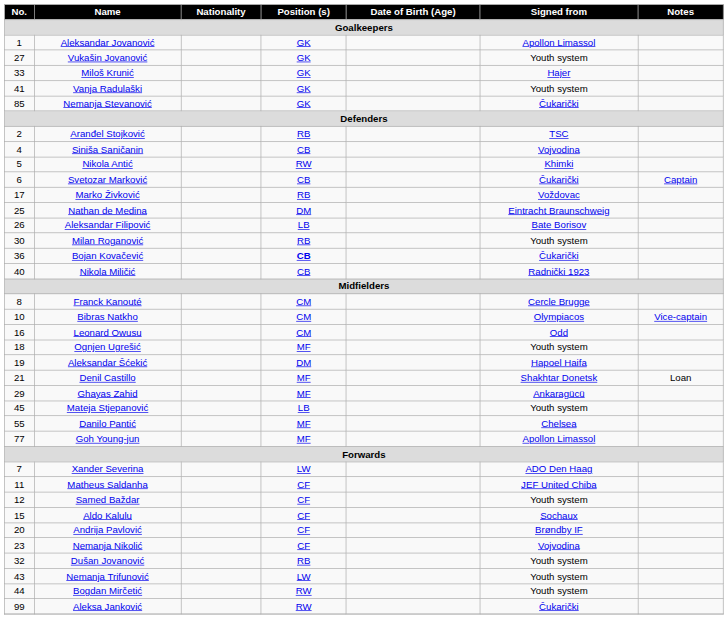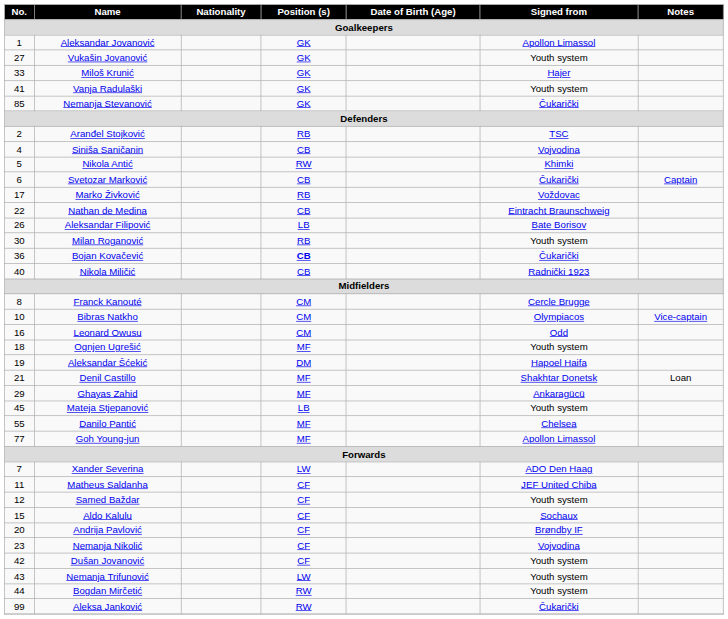(19, 210) 25 -> (19, 210) 22
(304, 210) DM -> (304, 210) CB
(19, 561) 32 -> (19, 561) 42
(304, 561) RB -> (304, 561) CF
